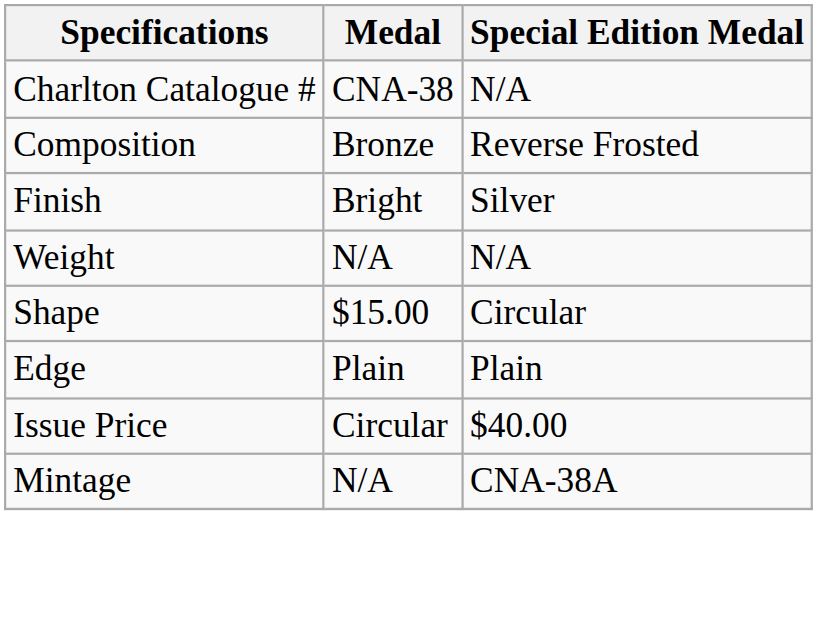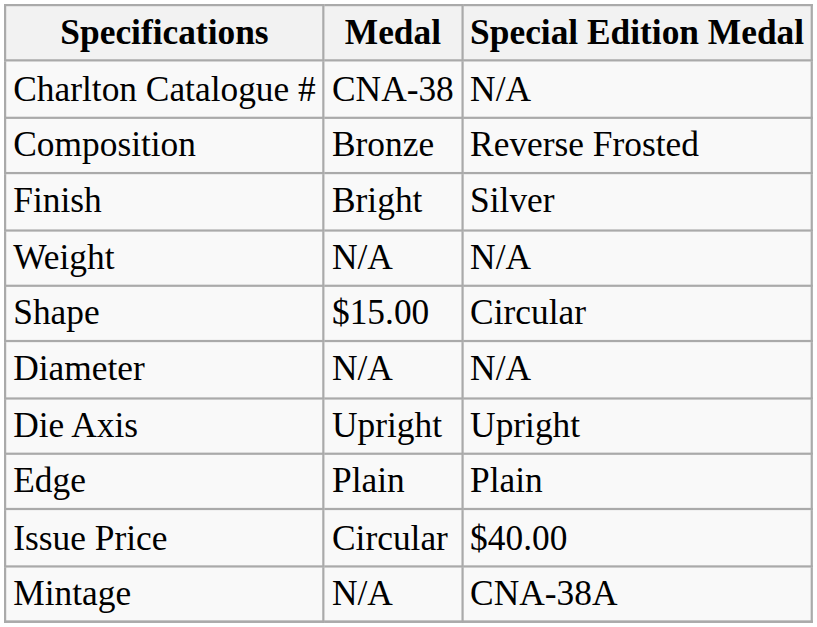+ row: (79, 369)
+ row: (76, 425)
